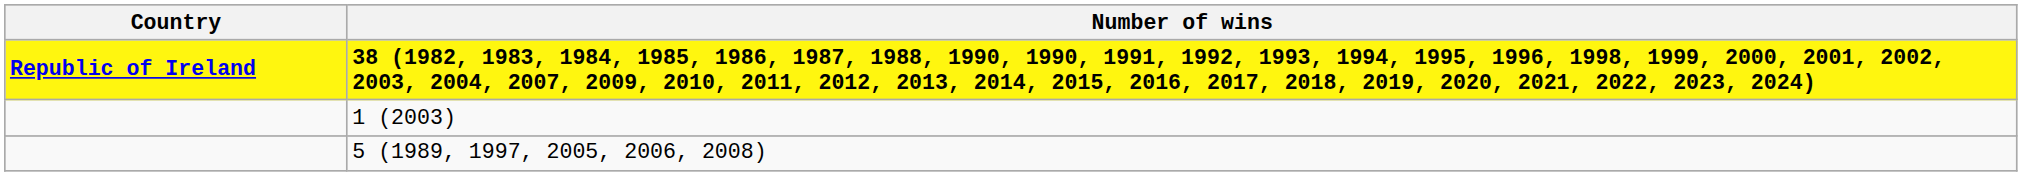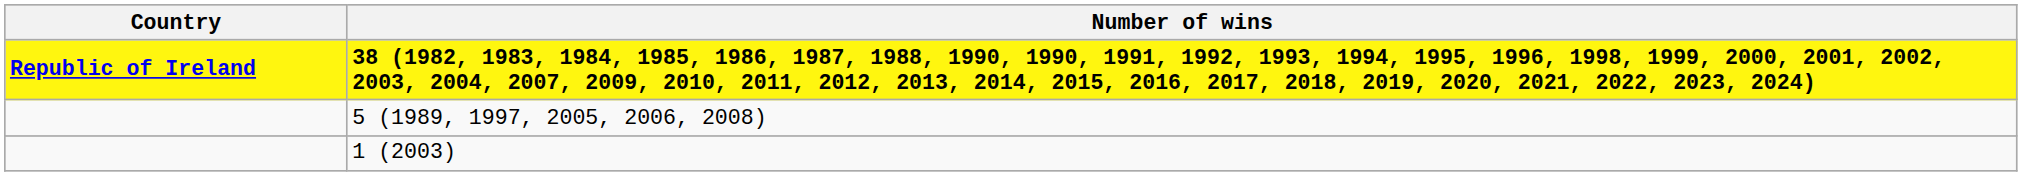rows swapped: (559, 153) <-> (404, 118)
